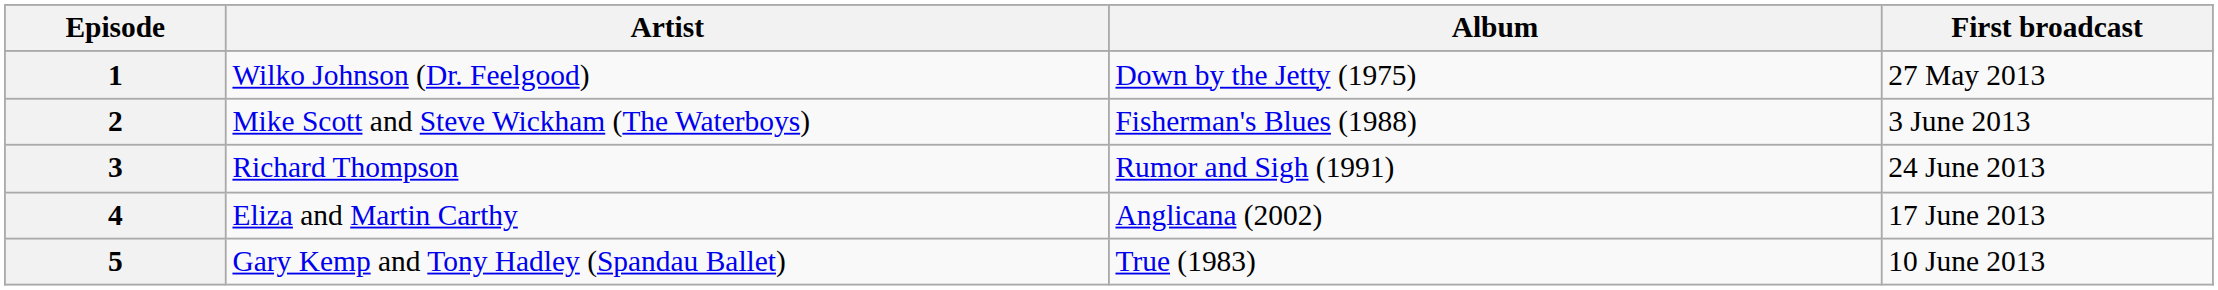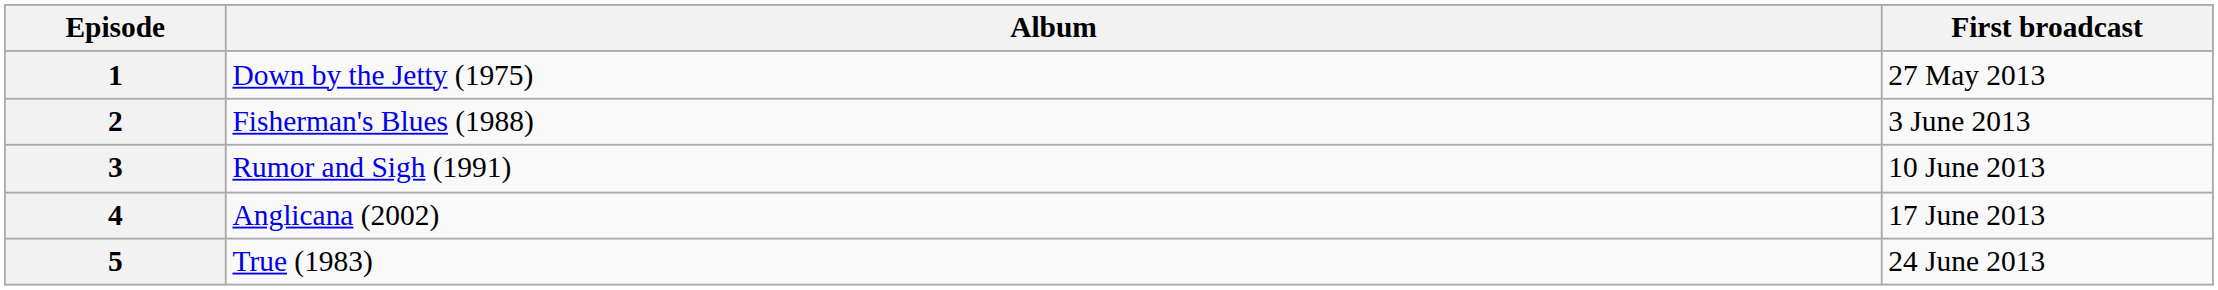- column: (667, 27)
(1967, 167) 24 June 2013 -> (1967, 167) 10 June 2013
(1967, 261) 10 June 2013 -> (1967, 261) 24 June 2013
